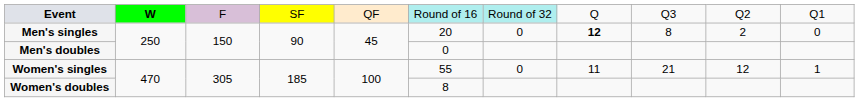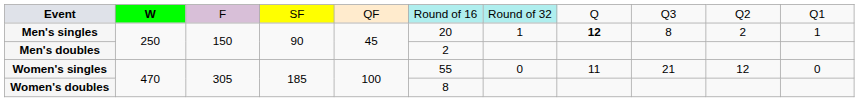(520, 32) 0 -> (520, 32) 1
(817, 32) 0 -> (817, 32) 1
(446, 51) 0 -> (446, 51) 2
(817, 69) 1 -> (817, 69) 0
